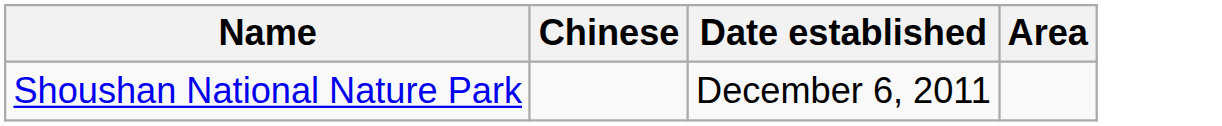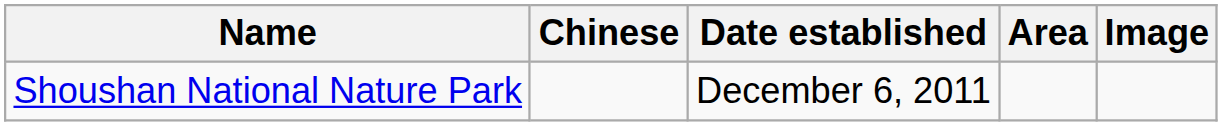+ column: (1157, 33)
